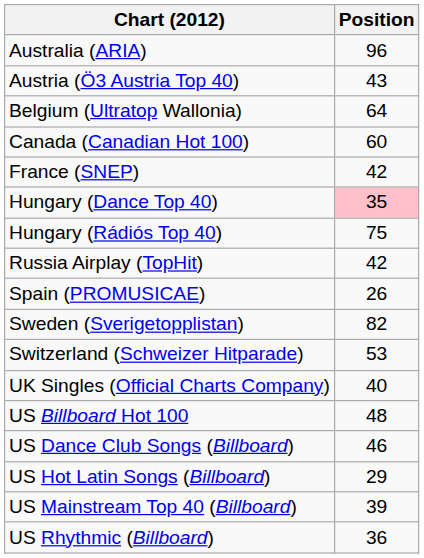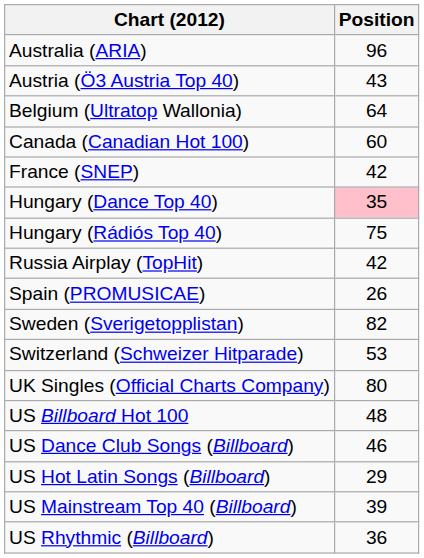(377, 385) 40 -> (377, 385) 80
